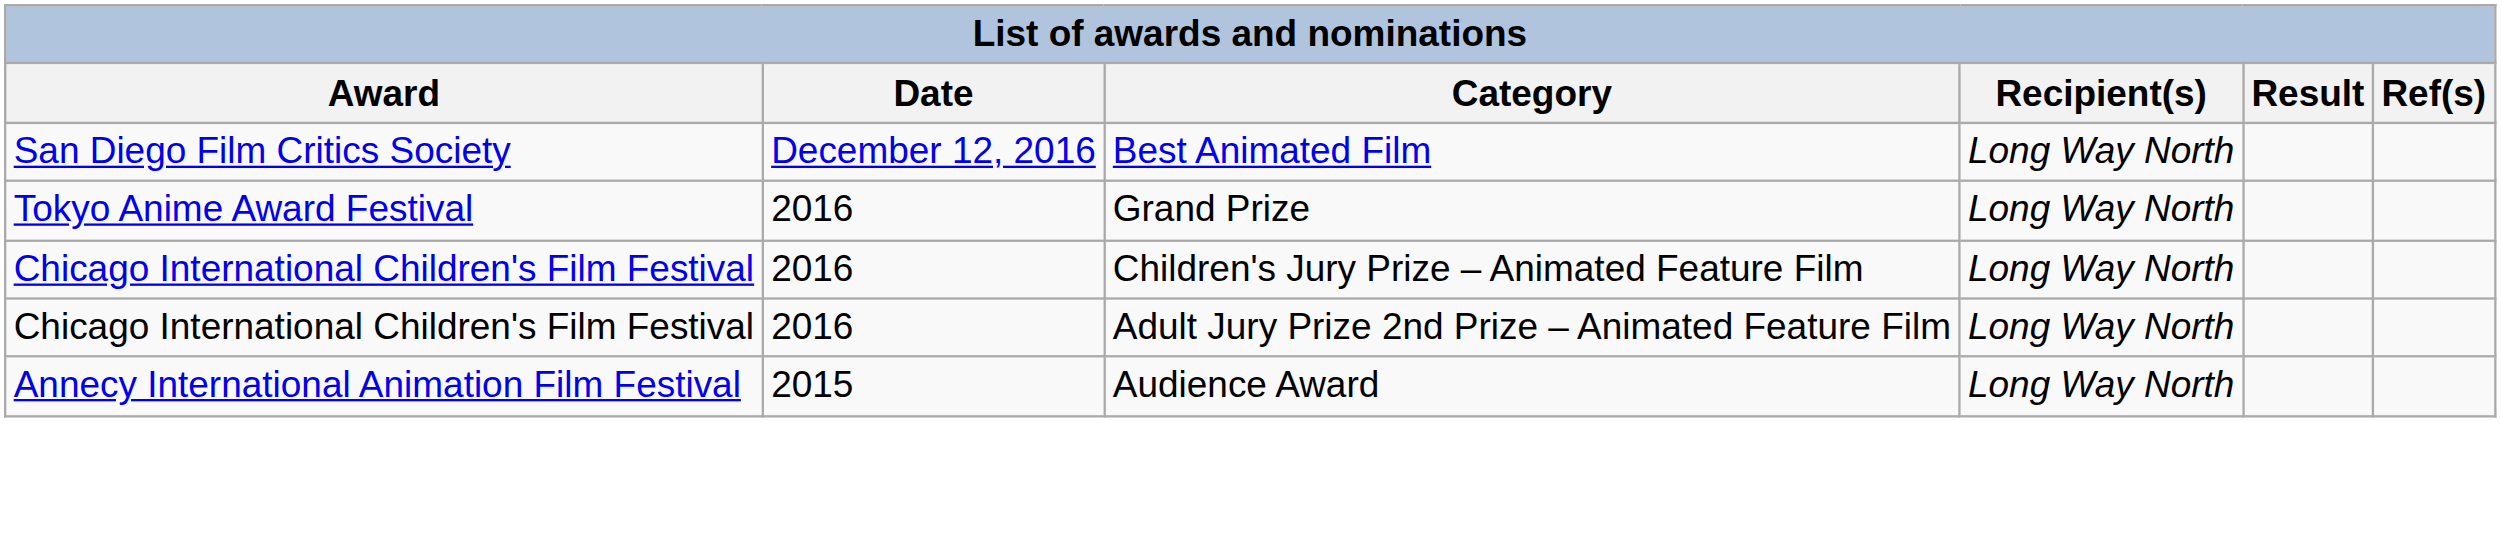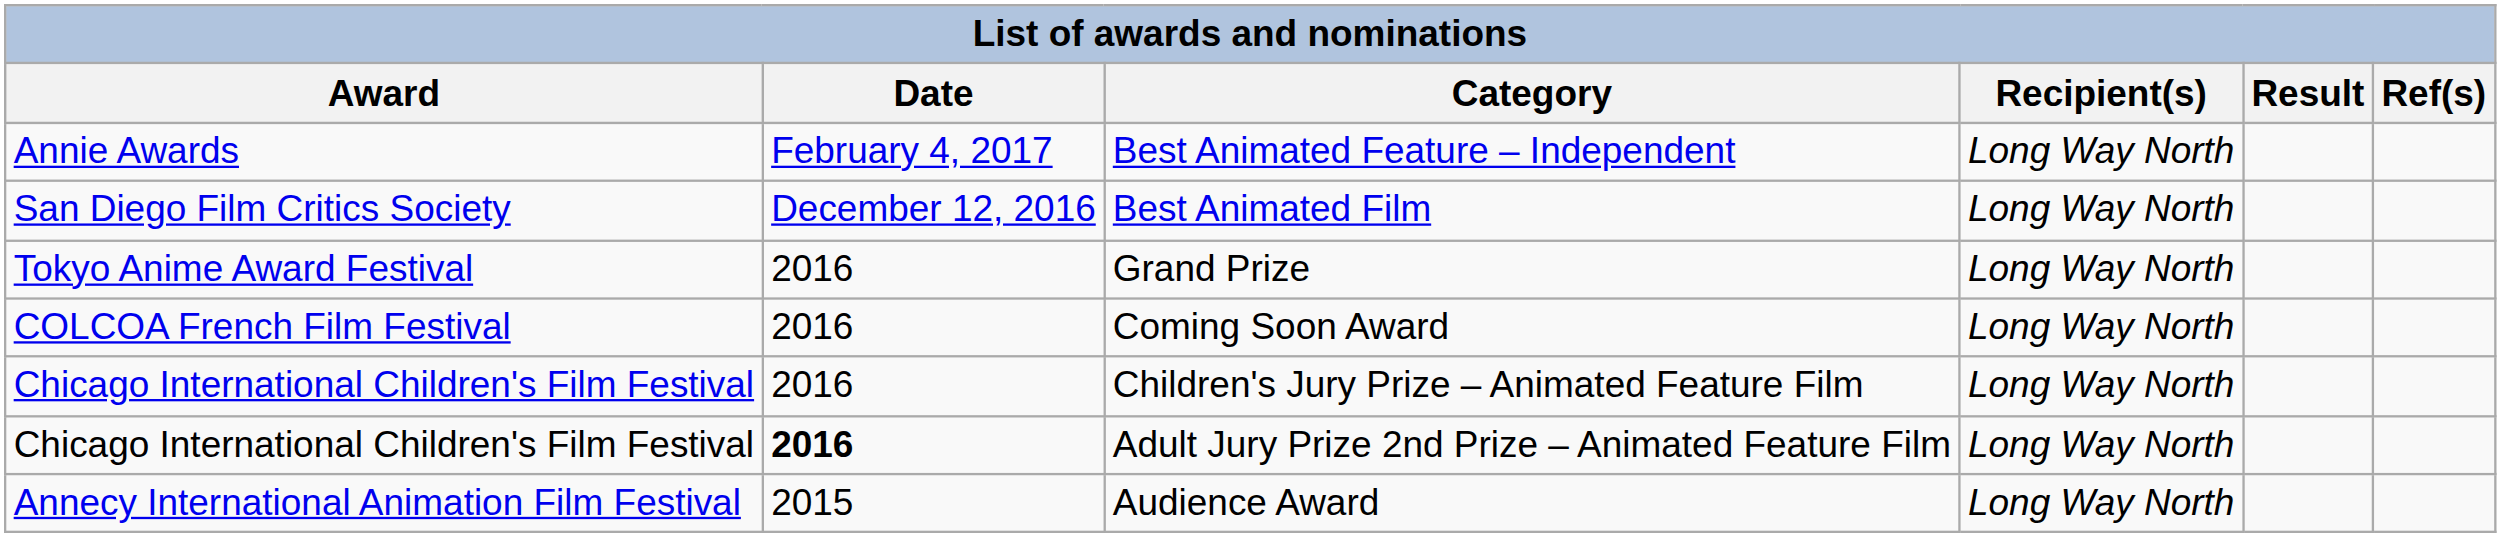+ row: (1424, 151)
+ row: (1281, 326)
(812, 326) normal -> (812, 444) bold
